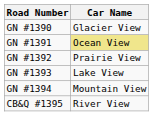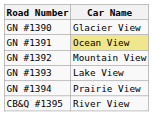(107, 58) Prairie View -> (110, 58) Mountain View
(110, 88) Mountain View -> (107, 88) Prairie View
